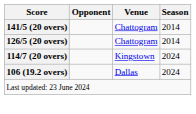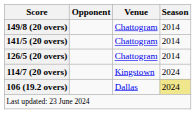+ row: (37, 27)
(171, 72) no background -> (171, 87) khaki background
